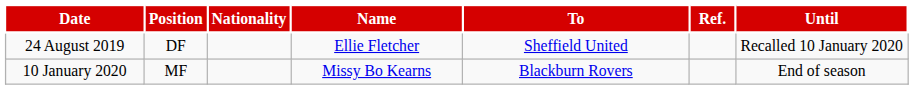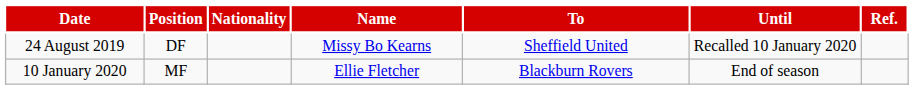columns swapped: (822, 18) <-> (712, 18)
(377, 45) Ellie Fletcher -> (377, 45) Missy Bo Kearns
(377, 71) Missy Bo Kearns -> (377, 71) Ellie Fletcher
